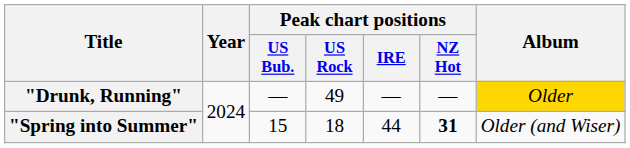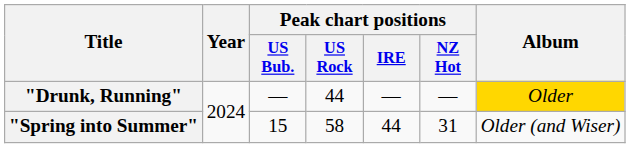(335, 96) 49 -> (335, 96) 44
(335, 126) 18 -> (335, 126) 58
(448, 126) bold -> (448, 126) normal
